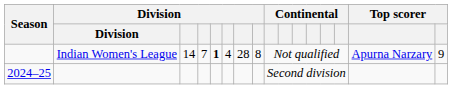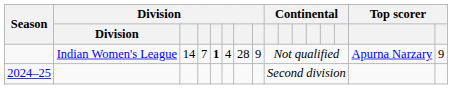(258, 53) 8 -> (258, 53) 9
